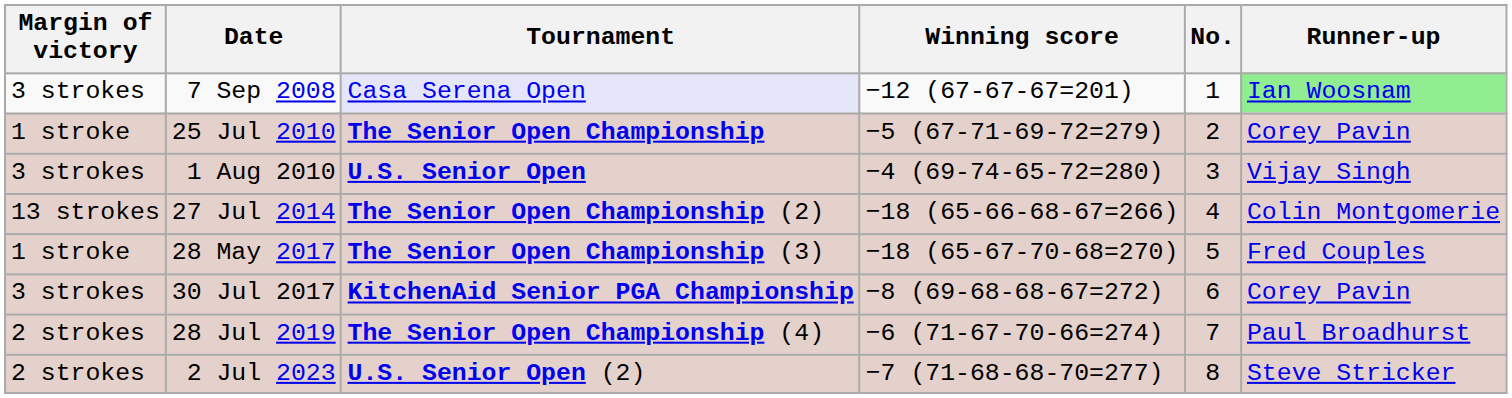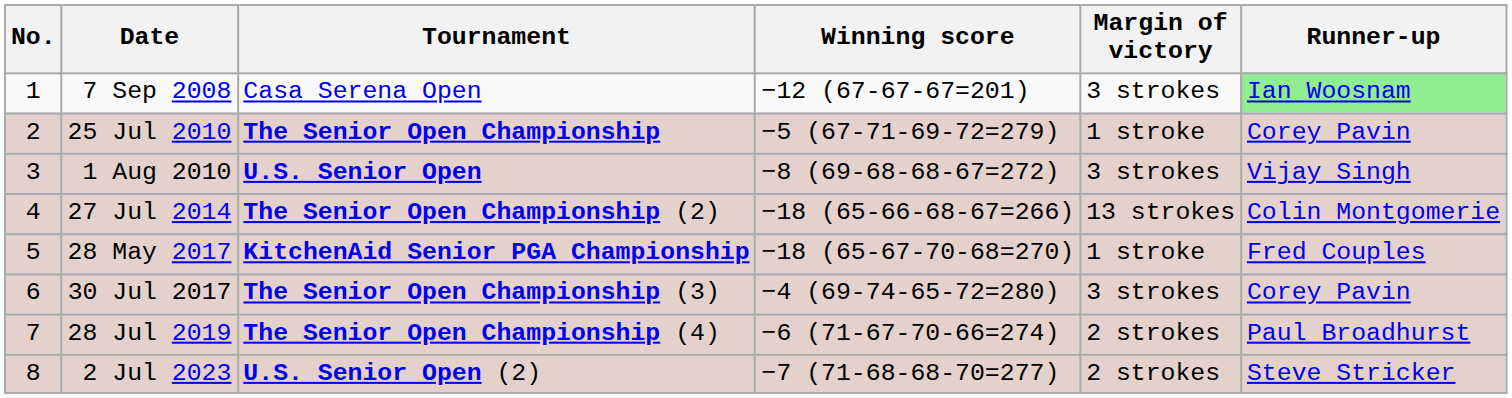columns swapped: (1213, 39) <-> (85, 39)
(467, 94) lavender background -> (362, 94) no background
(1015, 174) −4 (69-74-65-72=280) -> (910, 174) −8 (69-68-68-67=272)
(586, 254) The Senior Open Championship (3) -> (496, 254) KitchenAid Senior PGA Championship
(601, 294) KitchenAid Senior PGA Championship -> (482, 294) The Senior Open Championship (3)
(1015, 294) −8 (69-68-68-67=272) -> (910, 294) −4 (69-74-65-72=280)
